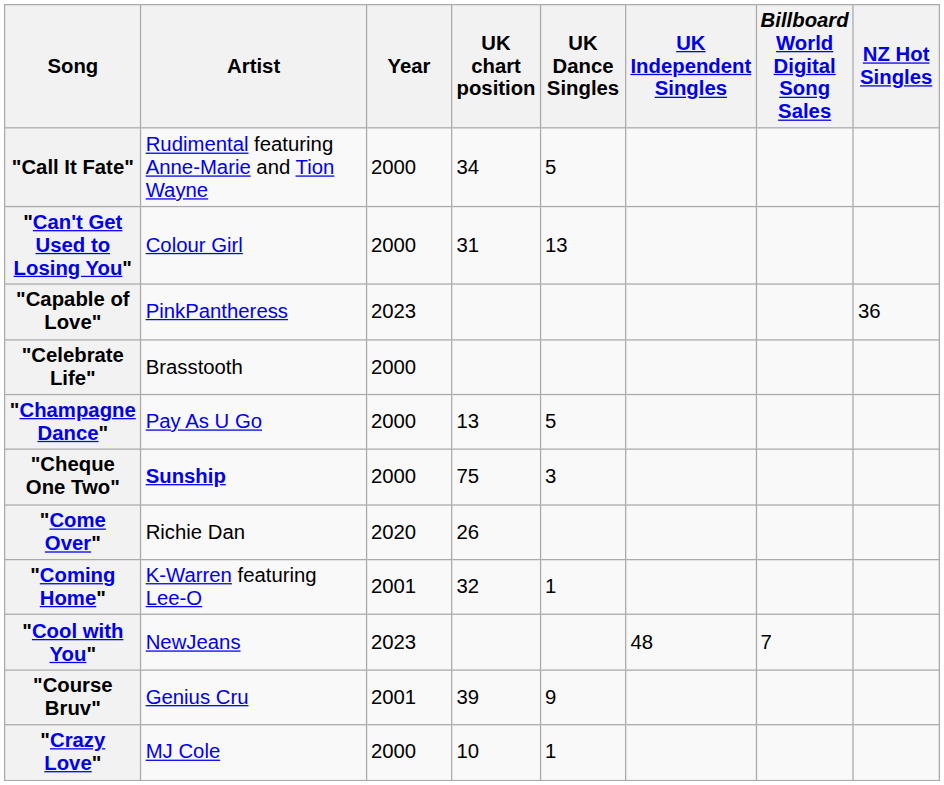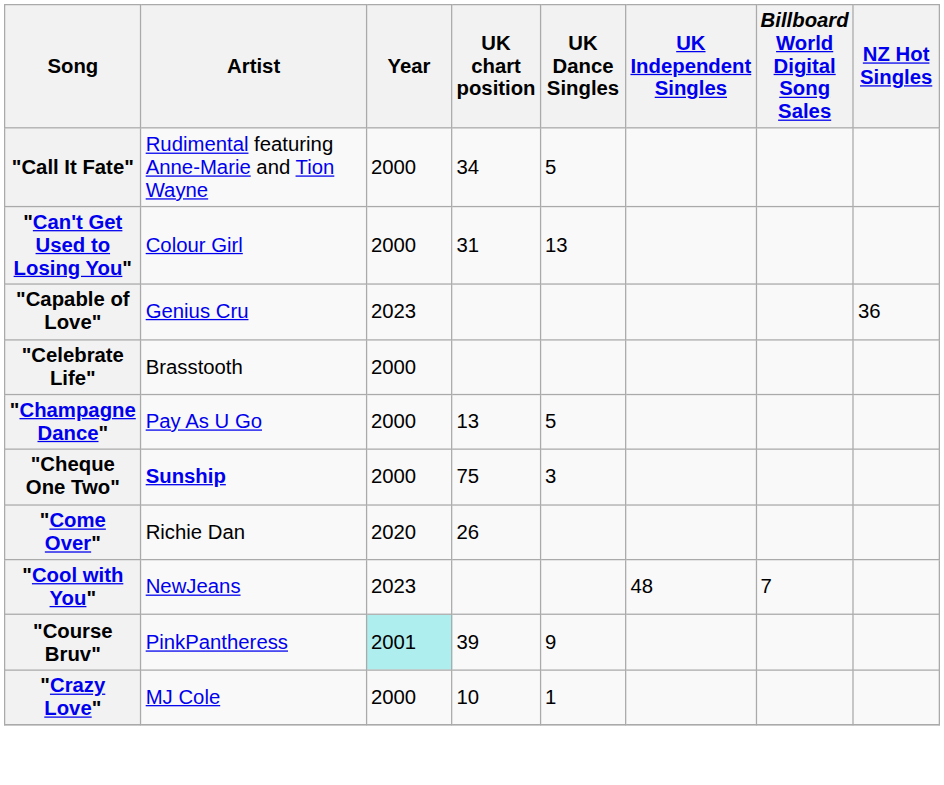(217, 311) PinkPantheress -> (197, 311) Genius Cru
- row: (73, 587)
(197, 697) Genius Cru -> (217, 642) PinkPantheress
(394, 697) no background -> (394, 642) paleturquoise background
